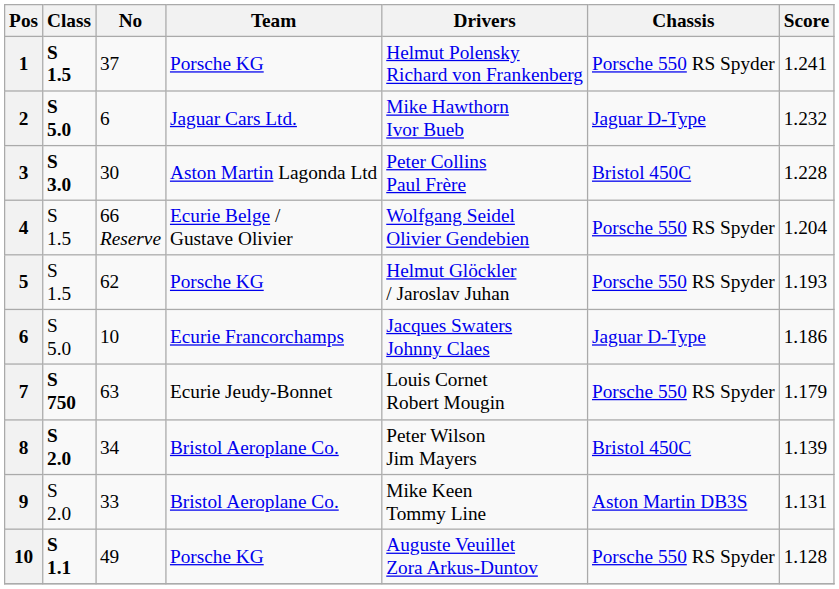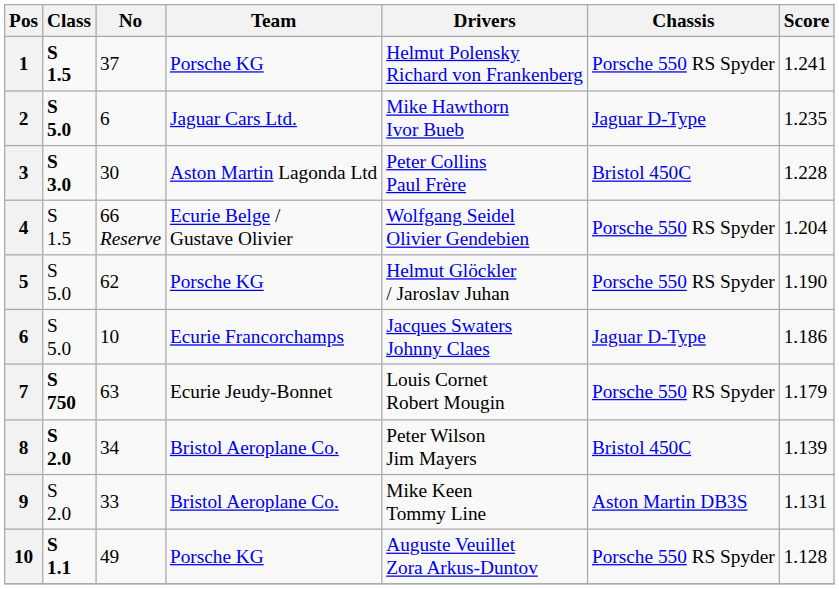(805, 118) 1.232 -> (805, 118) 1.235
(59, 282) S 1.5 -> (59, 282) S 5.0
(805, 282) 1.193 -> (805, 282) 1.190
